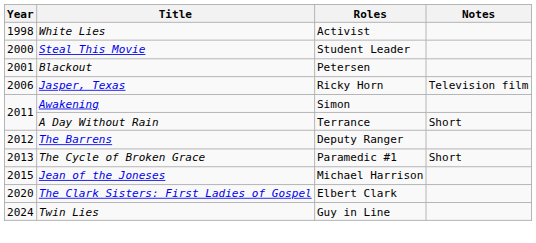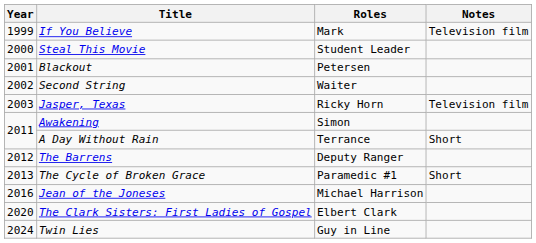- row: (72, 31)
+ row: (86, 31)
+ row: (82, 85)
(20, 85) 2006 -> (20, 103) 2003
(20, 176) 2015 -> (20, 194) 2016
